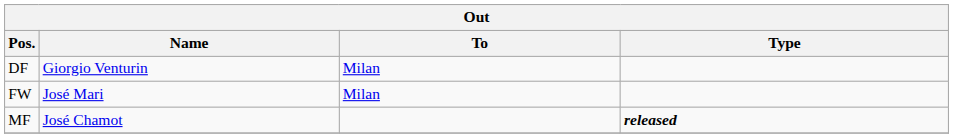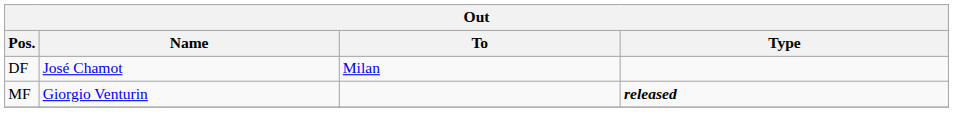(95, 69) Giorgio Venturin -> (83, 69) José Chamot
- row: (20, 94)
(83, 120) José Chamot -> (95, 94) Giorgio Venturin
